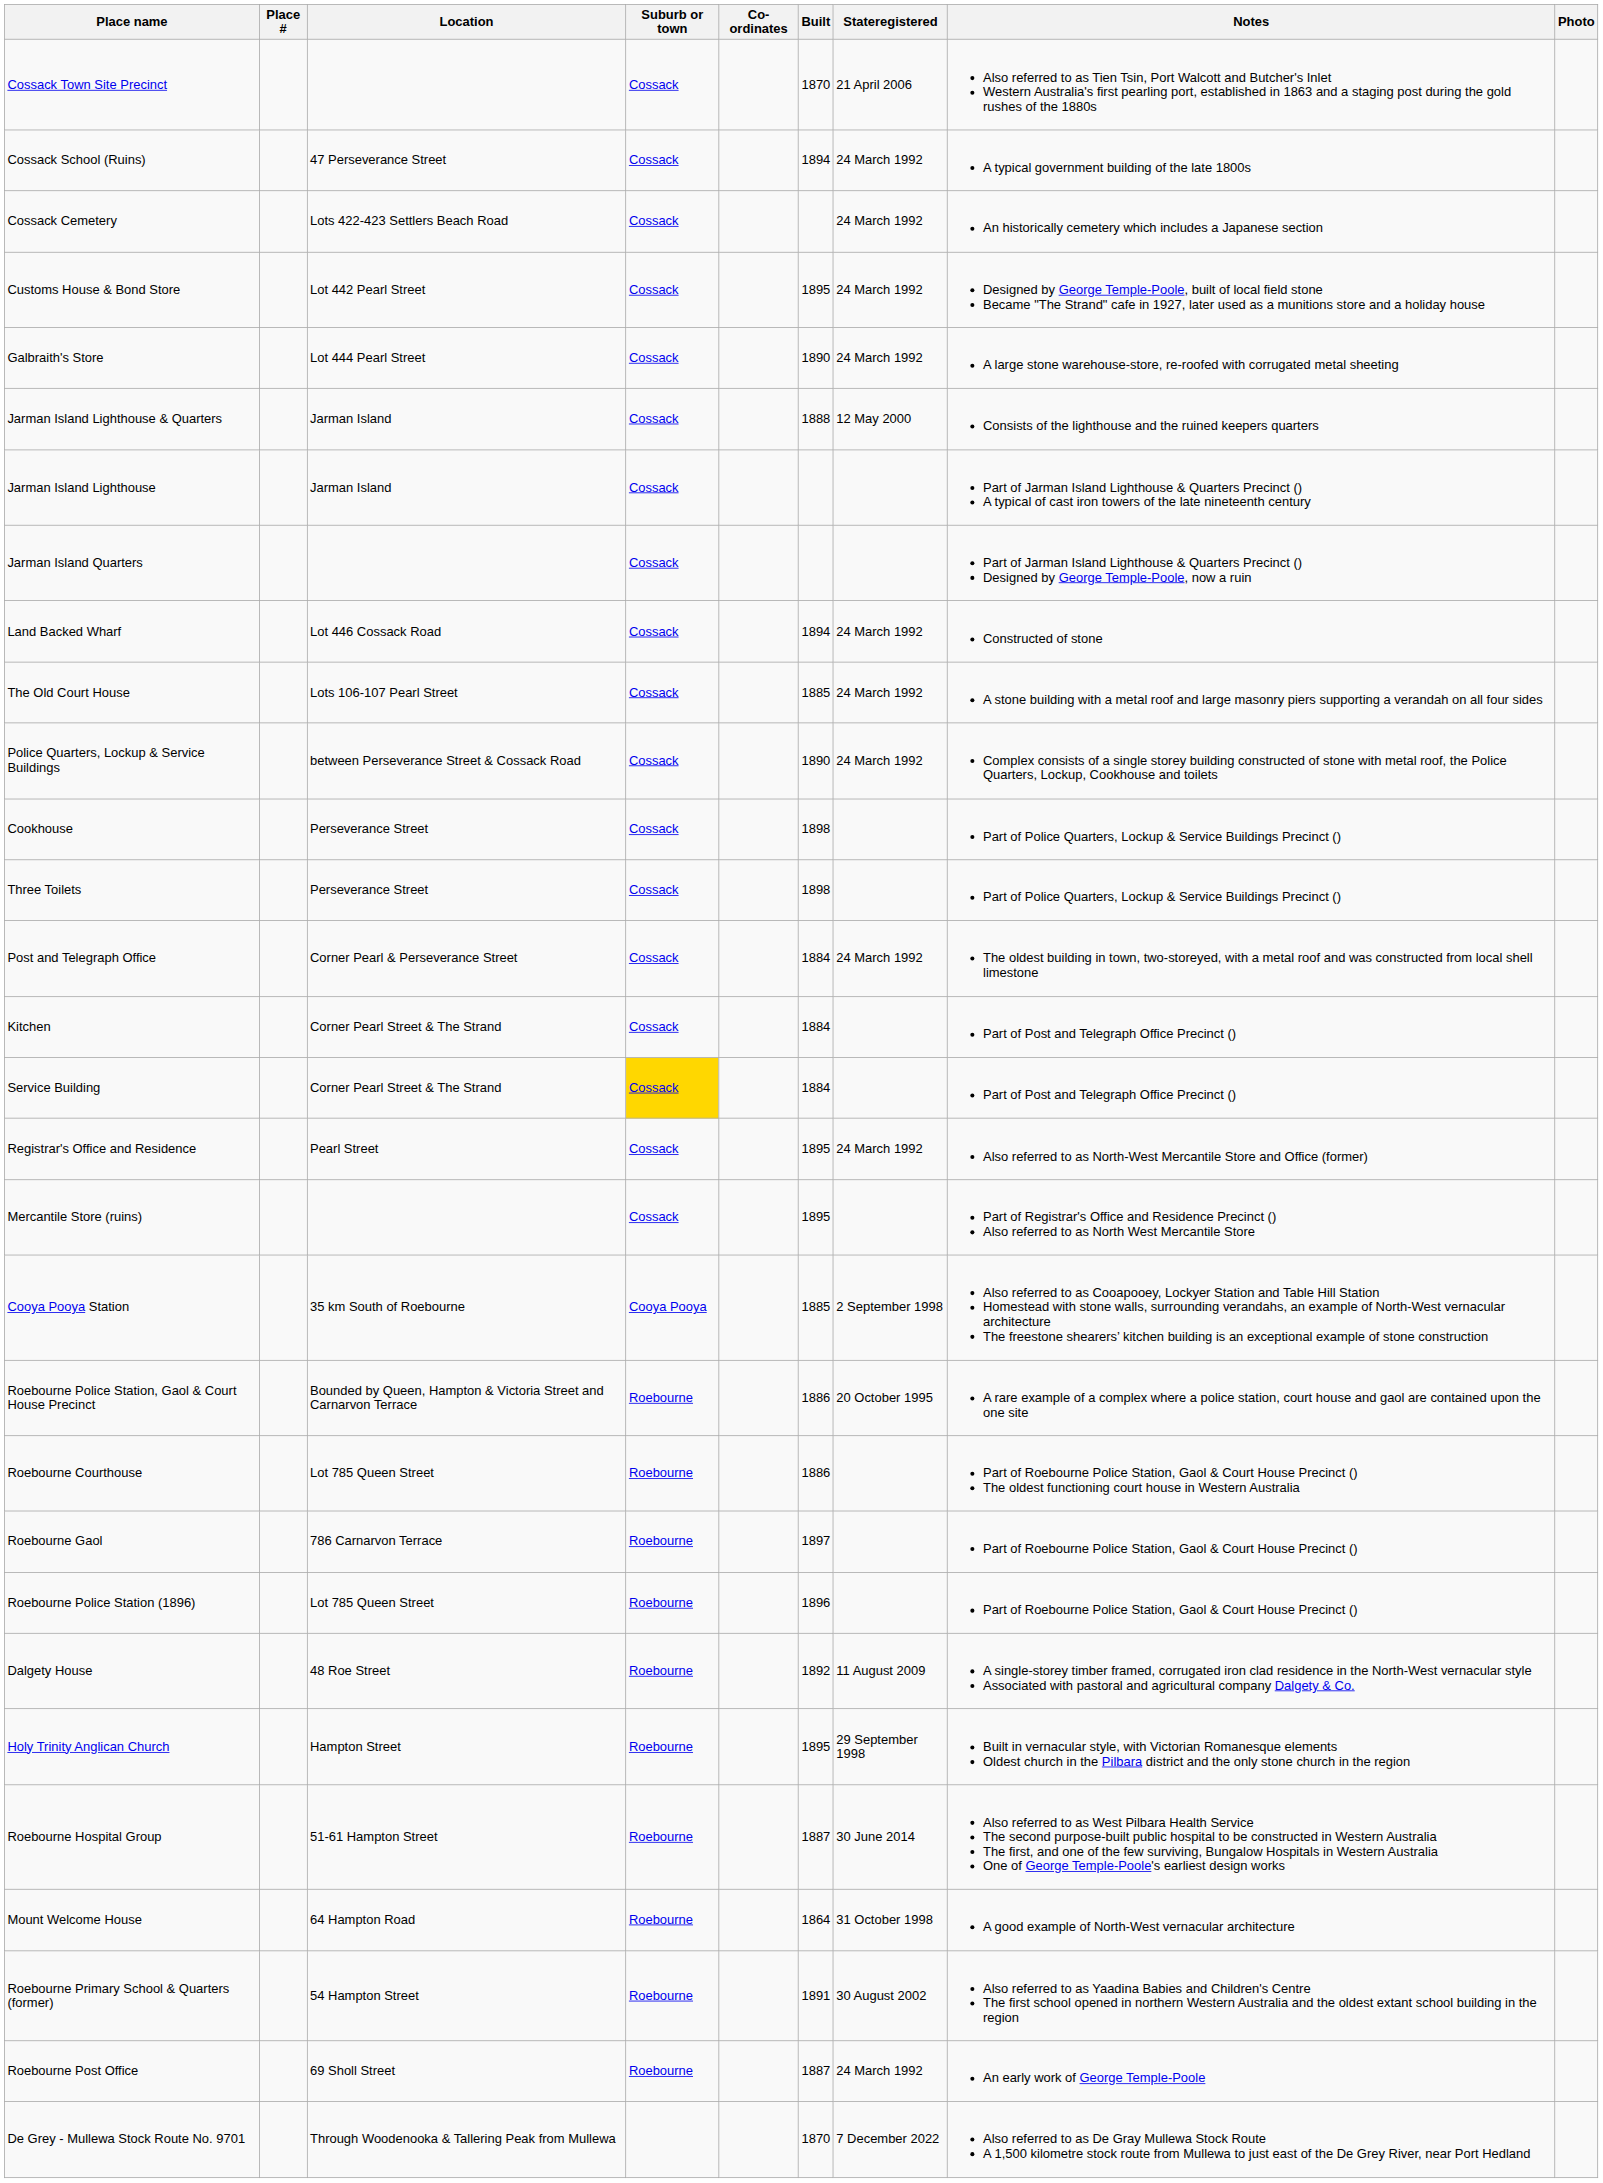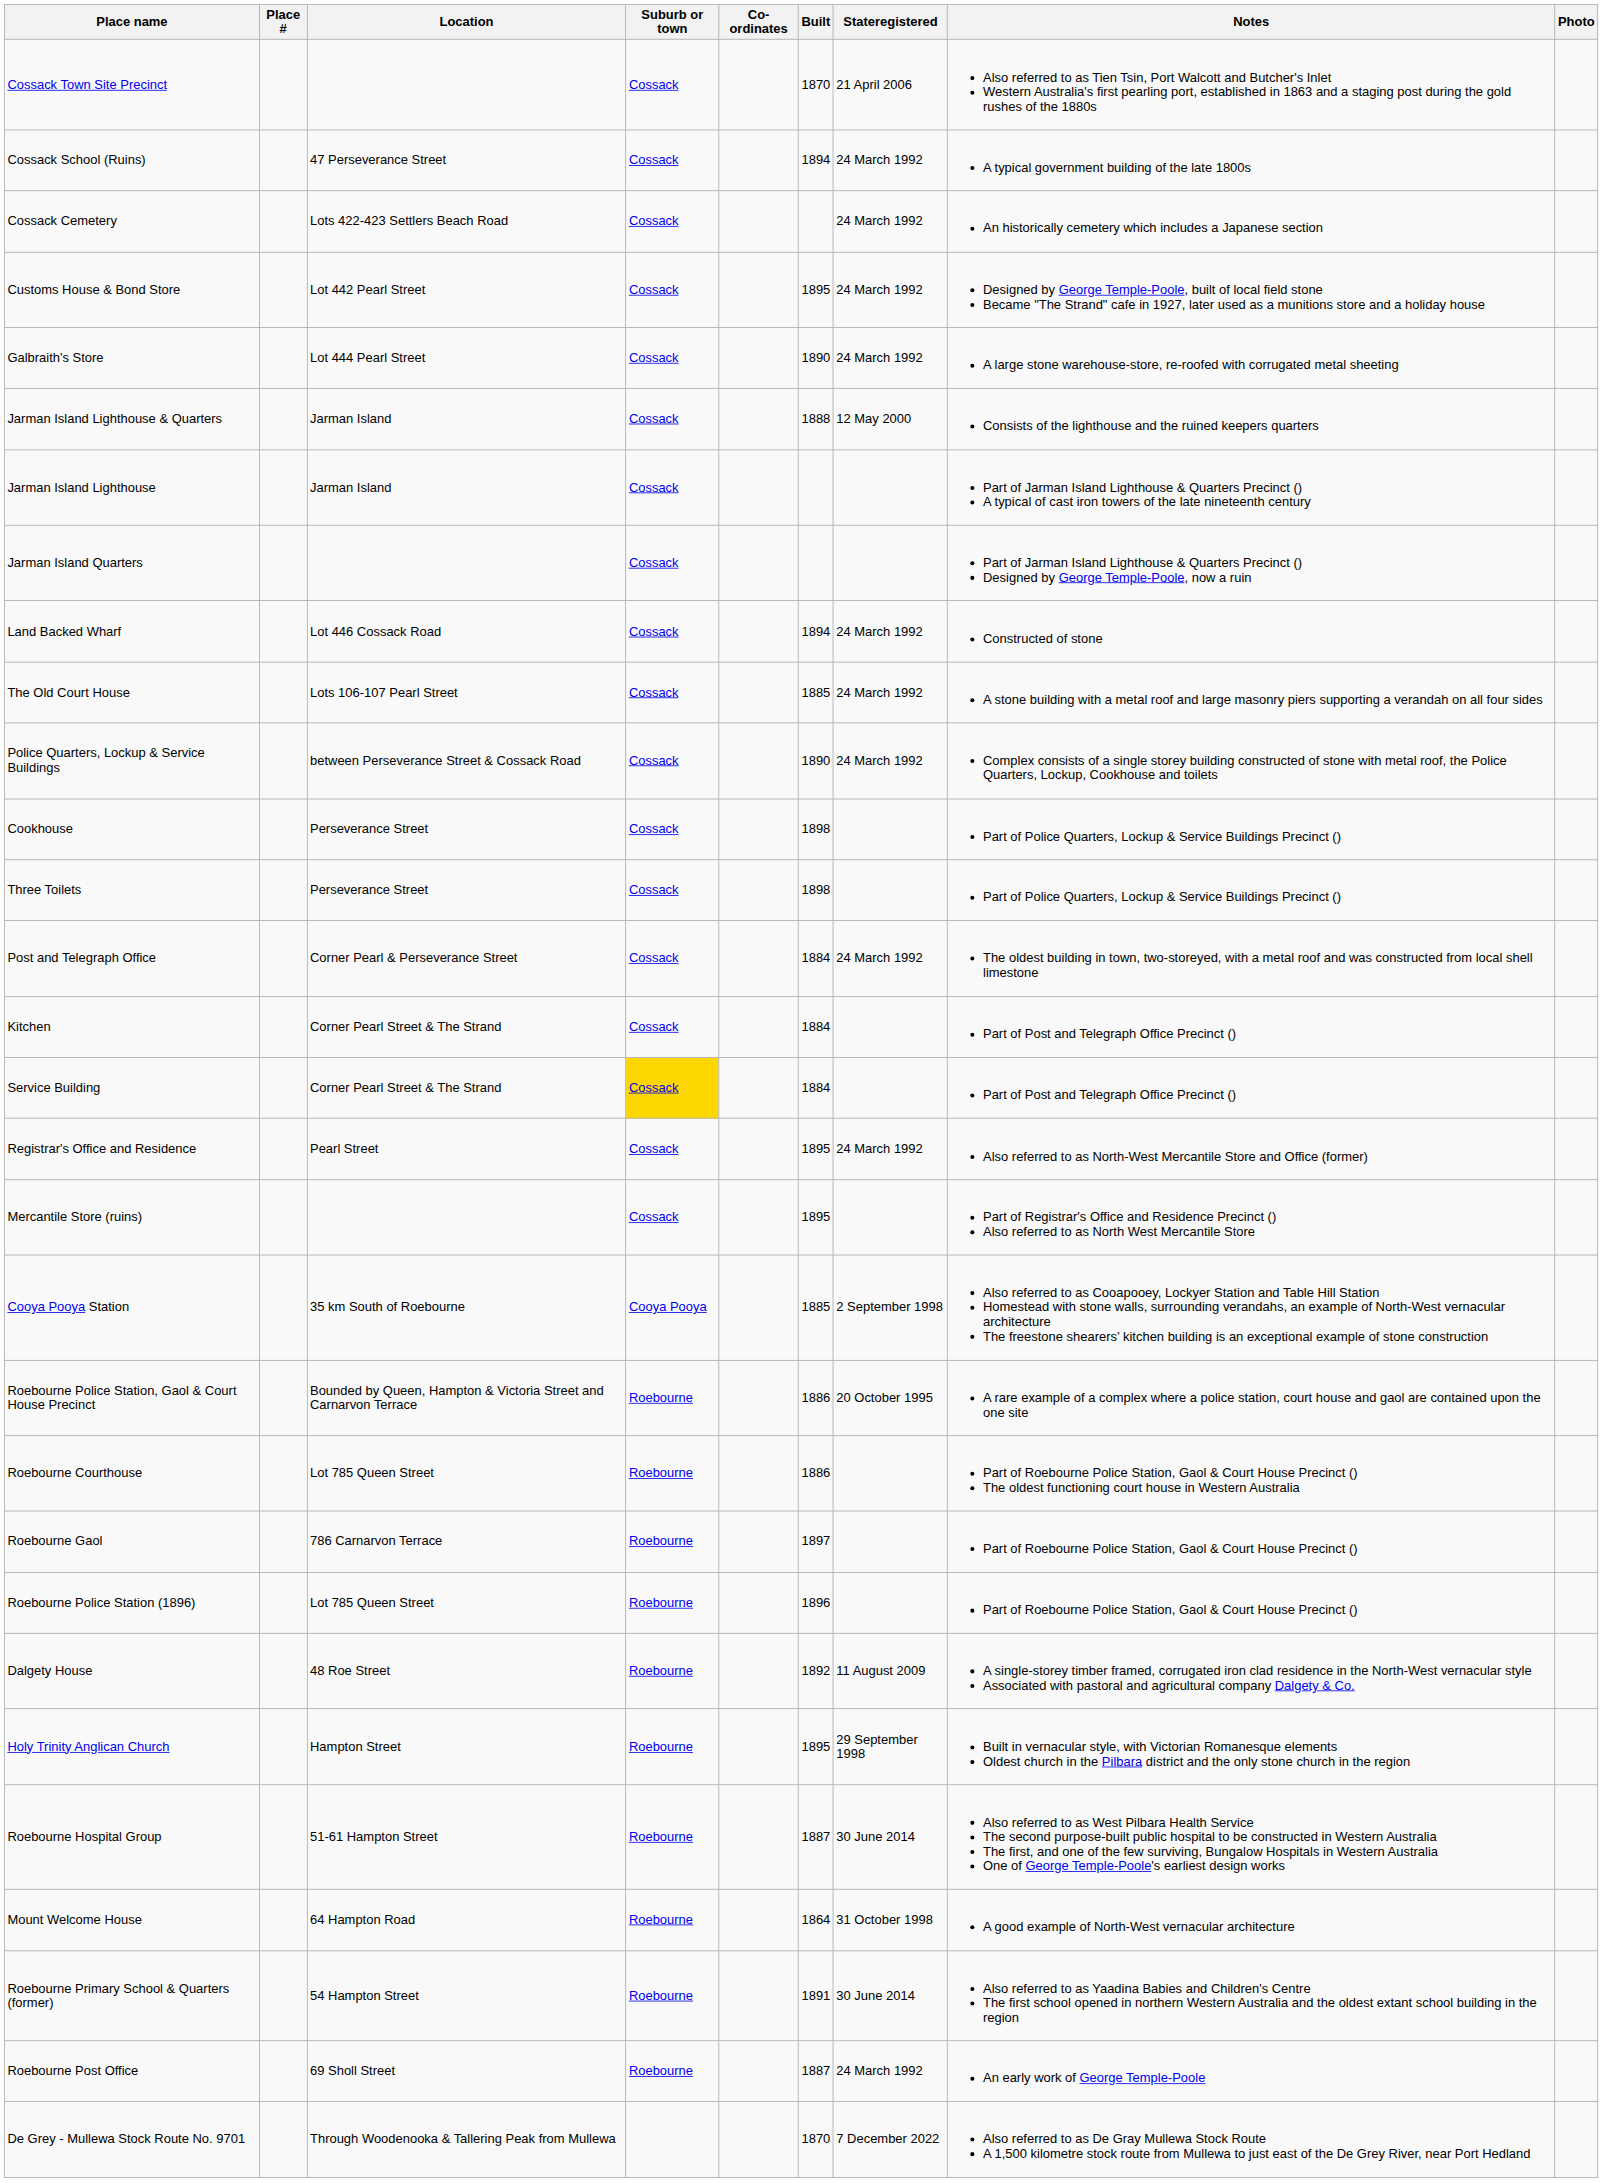(881, 1995) 30 August 2002 -> (876, 1995) 30 June 2014
